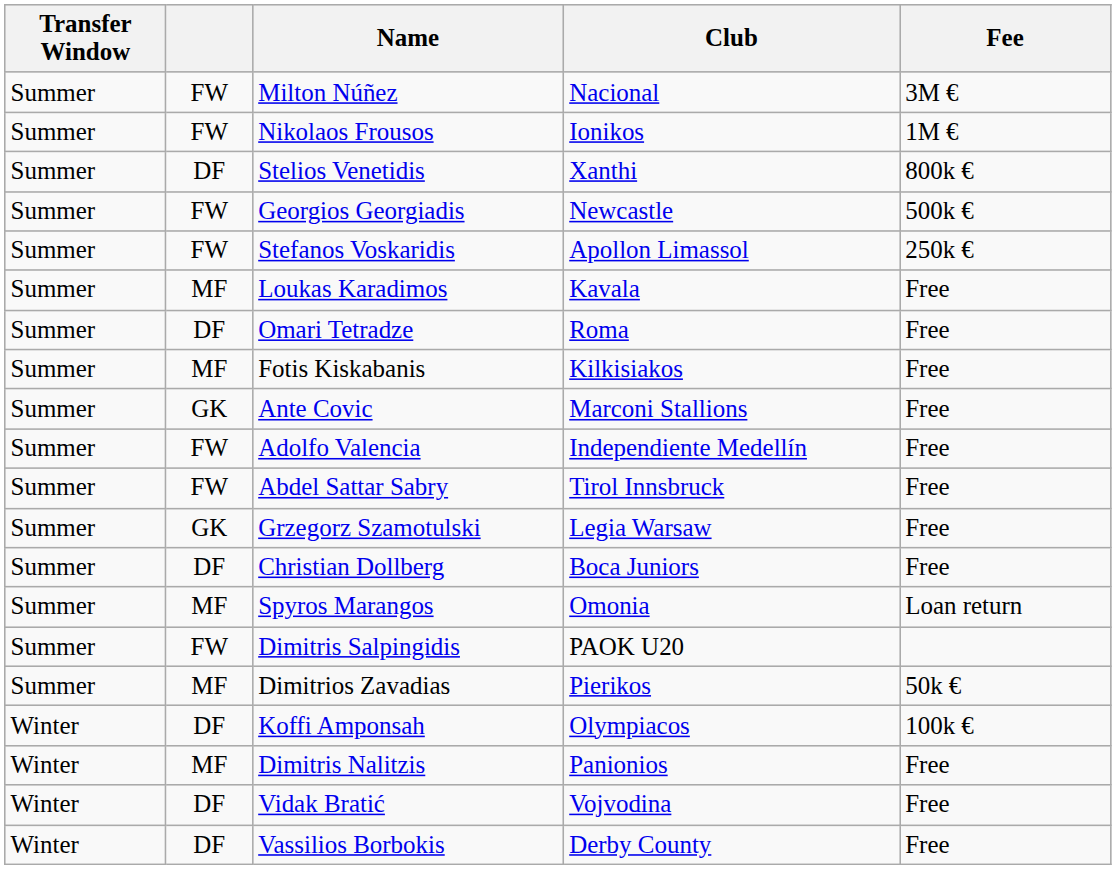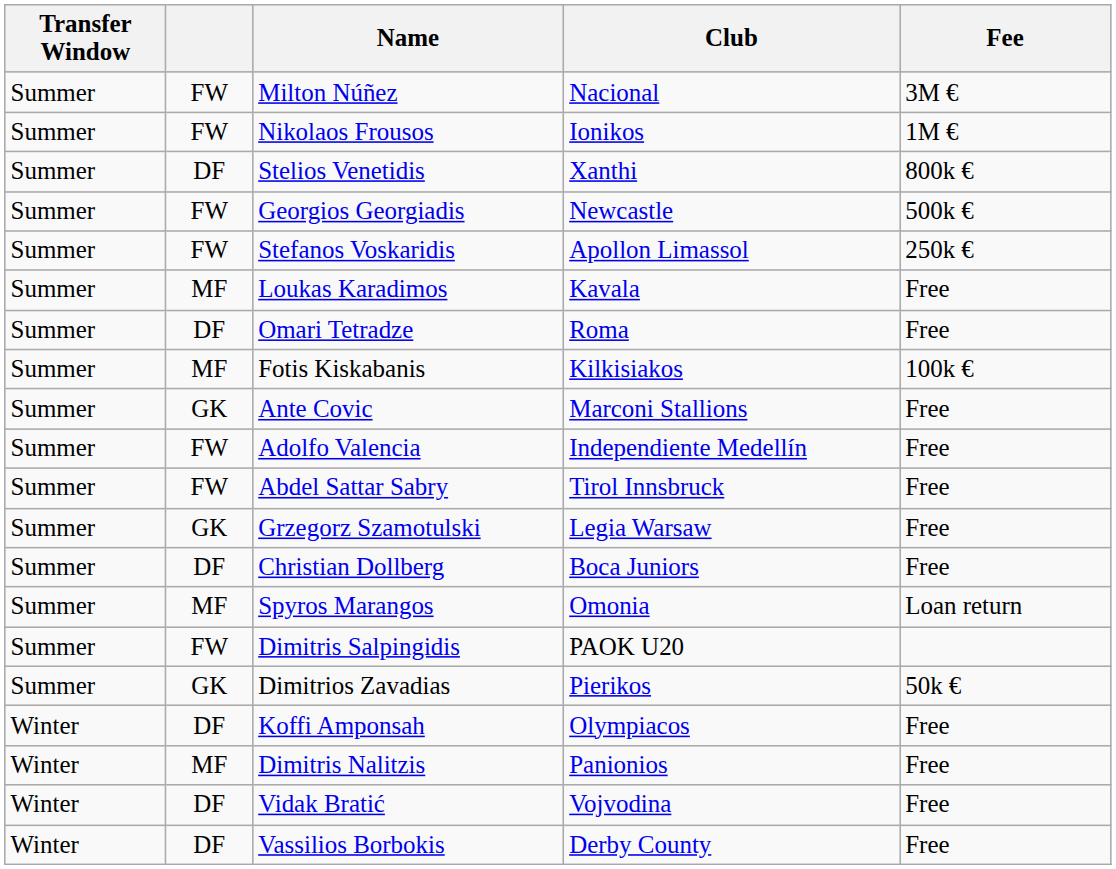(927, 369) Free -> (940, 369) 100k €
(209, 685) MF -> (209, 685) GK
(940, 725) 100k € -> (927, 725) Free
